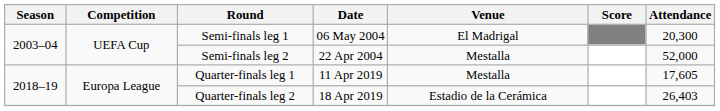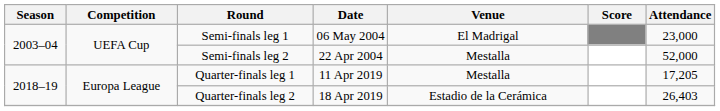(680, 35) 20,300 -> (680, 35) 23,000
(680, 75) 17,605 -> (680, 75) 17,205
